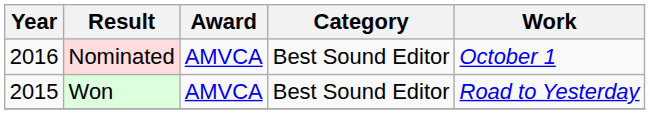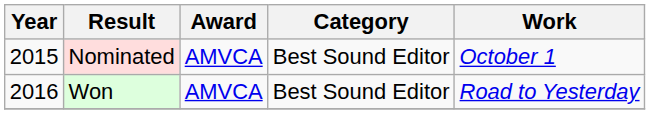(34, 56) 2016 -> (34, 56) 2015
(34, 91) 2015 -> (34, 91) 2016
